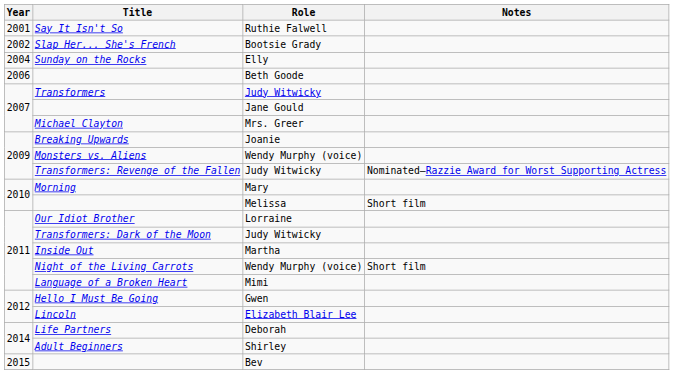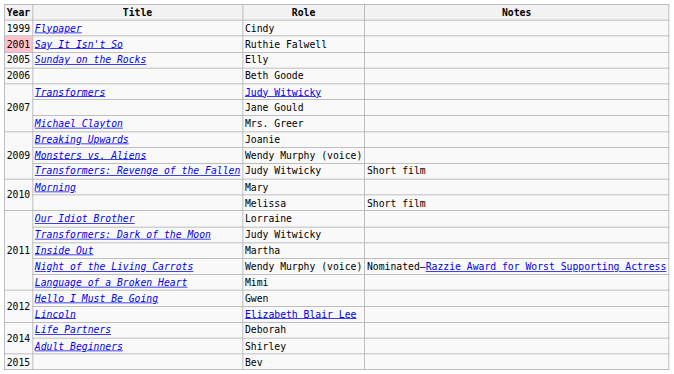+ row: (58, 28)
(18, 28) no background -> (18, 44) pink background
- row: (105, 44)
(18, 60) 2004 -> (18, 60) 2005
(517, 171) Nominated—Razzie Award for Worst Supporting Actress -> (396, 171) Short film
(396, 267) Short film -> (517, 267) Nominated—Razzie Award for Worst Supporting Actress
